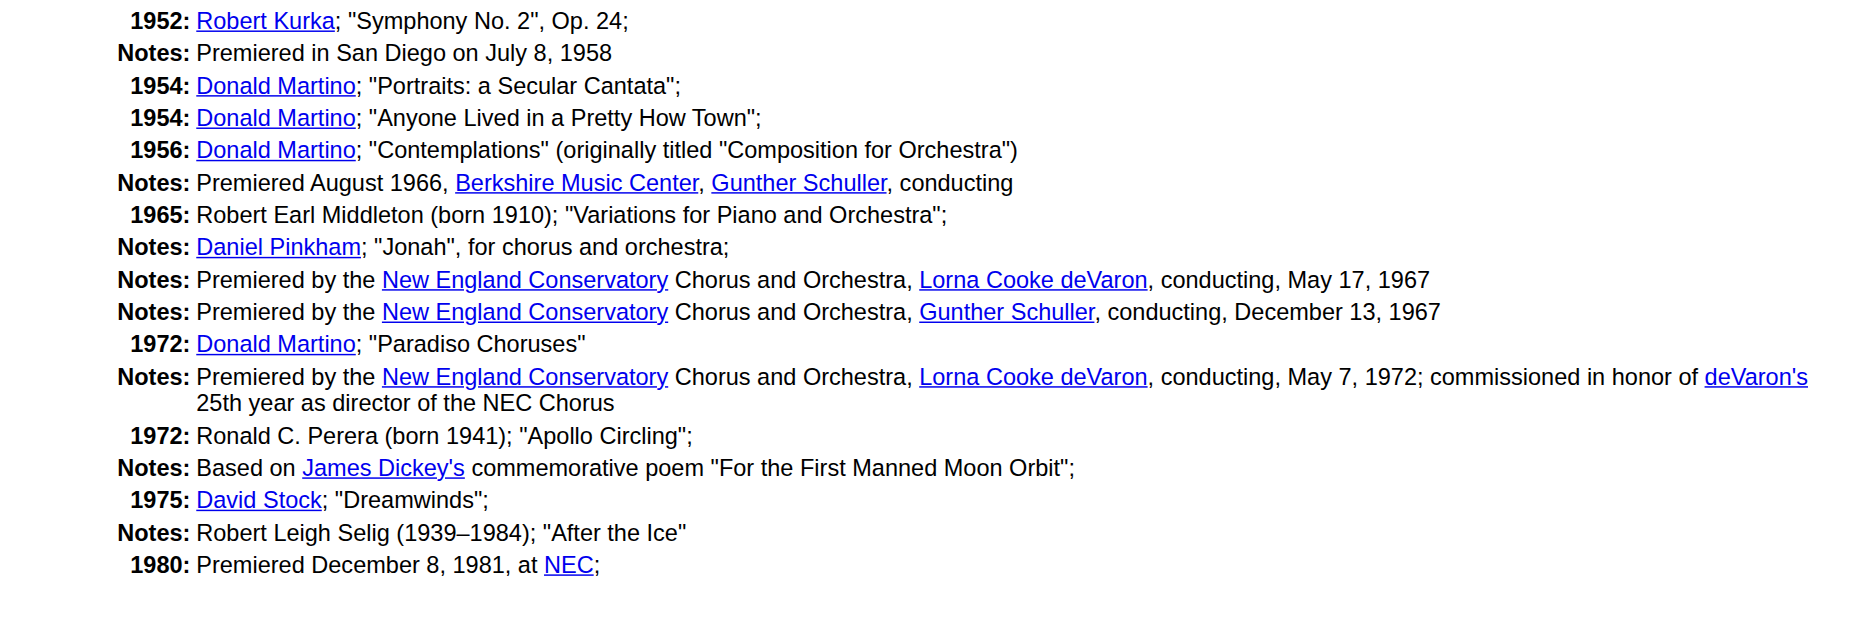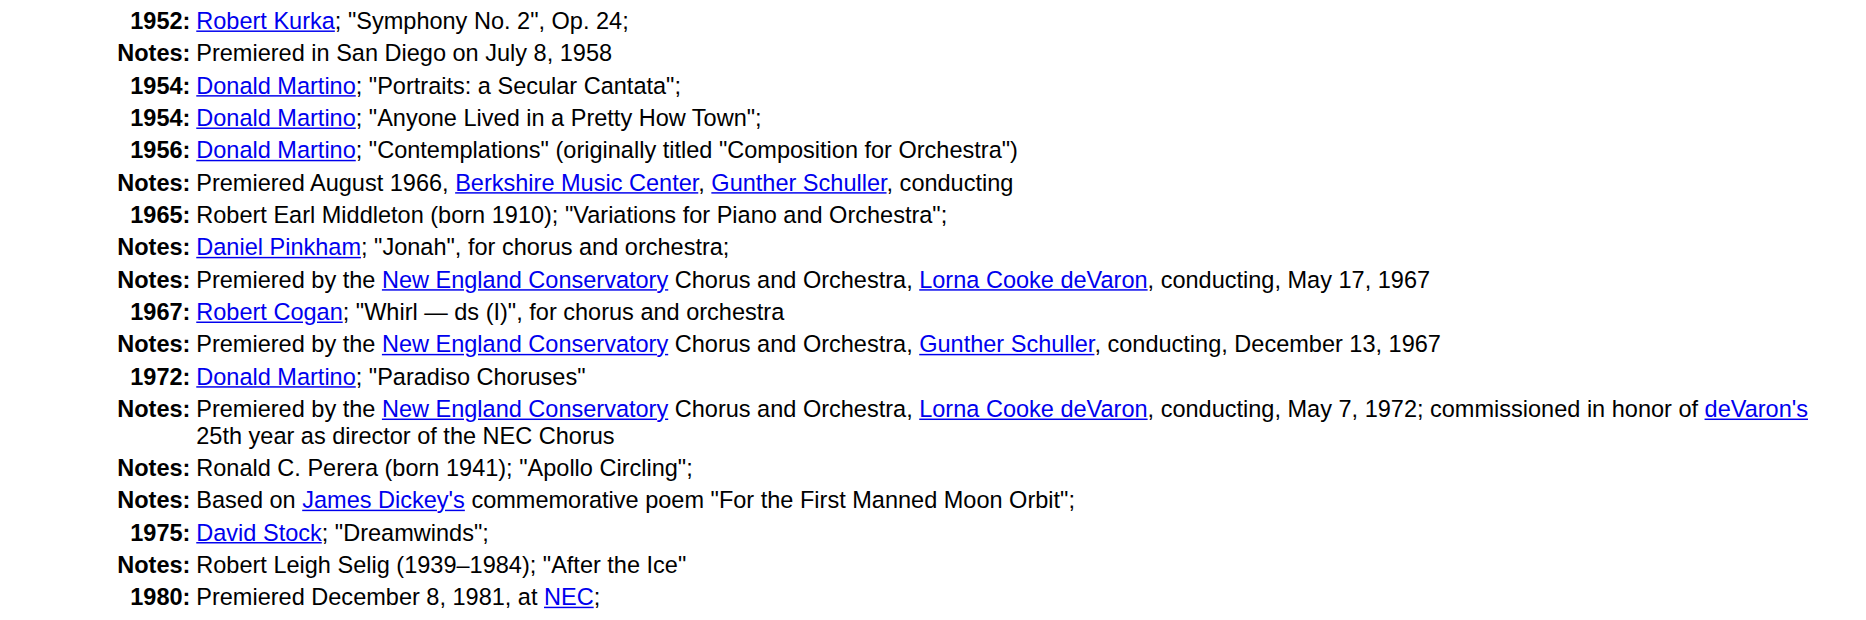+ row: (490, 312)
(160, 435) 1972: -> (154, 468) Notes:
